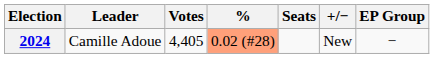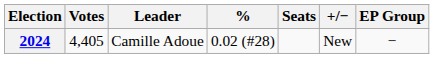columns swapped: (115, 16) <-> (186, 16)
(243, 41) lightsalmon background -> (243, 41) no background
